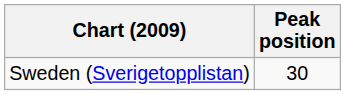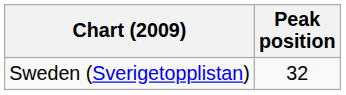(297, 73) 30 -> (297, 73) 32
